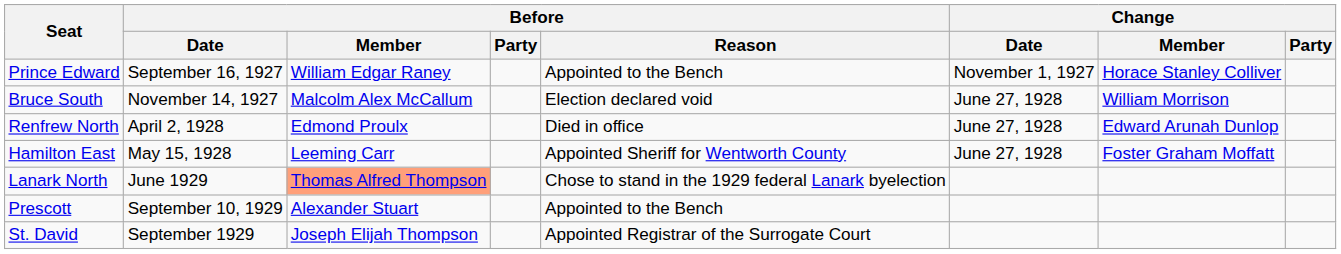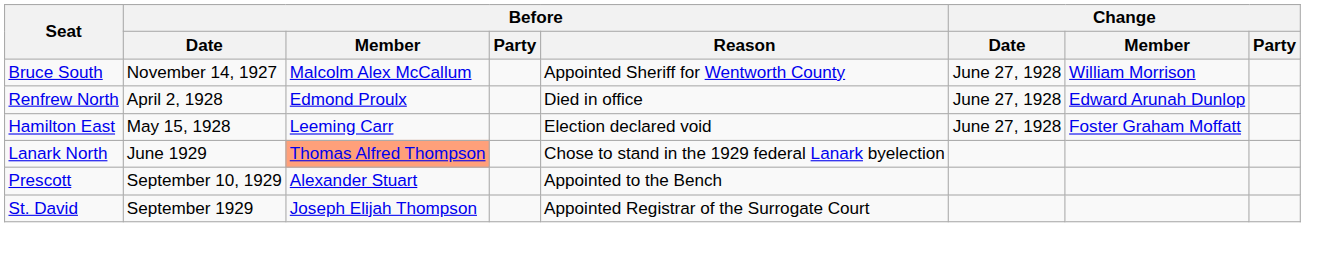- row: (64, 72)
(629, 99) Election declared void -> (695, 72) Appointed Sheriff for Wentworth County
(696, 153) Appointed Sheriff for Wentworth County -> (628, 126) Election declared void
